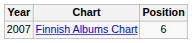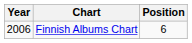(19, 30) 2007 -> (19, 30) 2006
